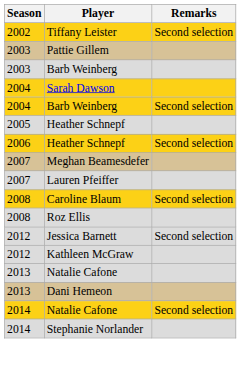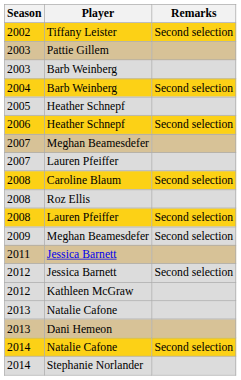- row: (19, 87)
+ row: (19, 217)
+ row: (19, 236)
+ row: (19, 254)
